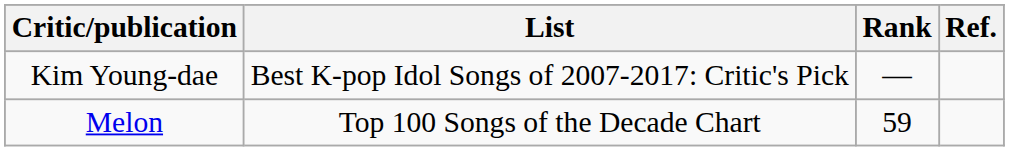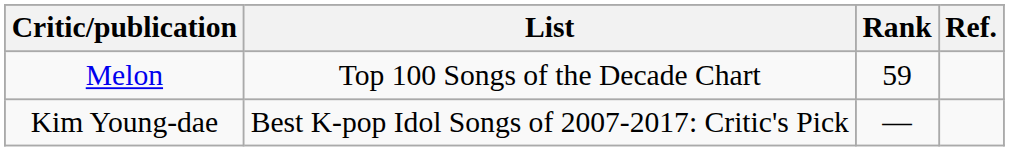rows swapped: (124, 121) <-> (124, 74)
